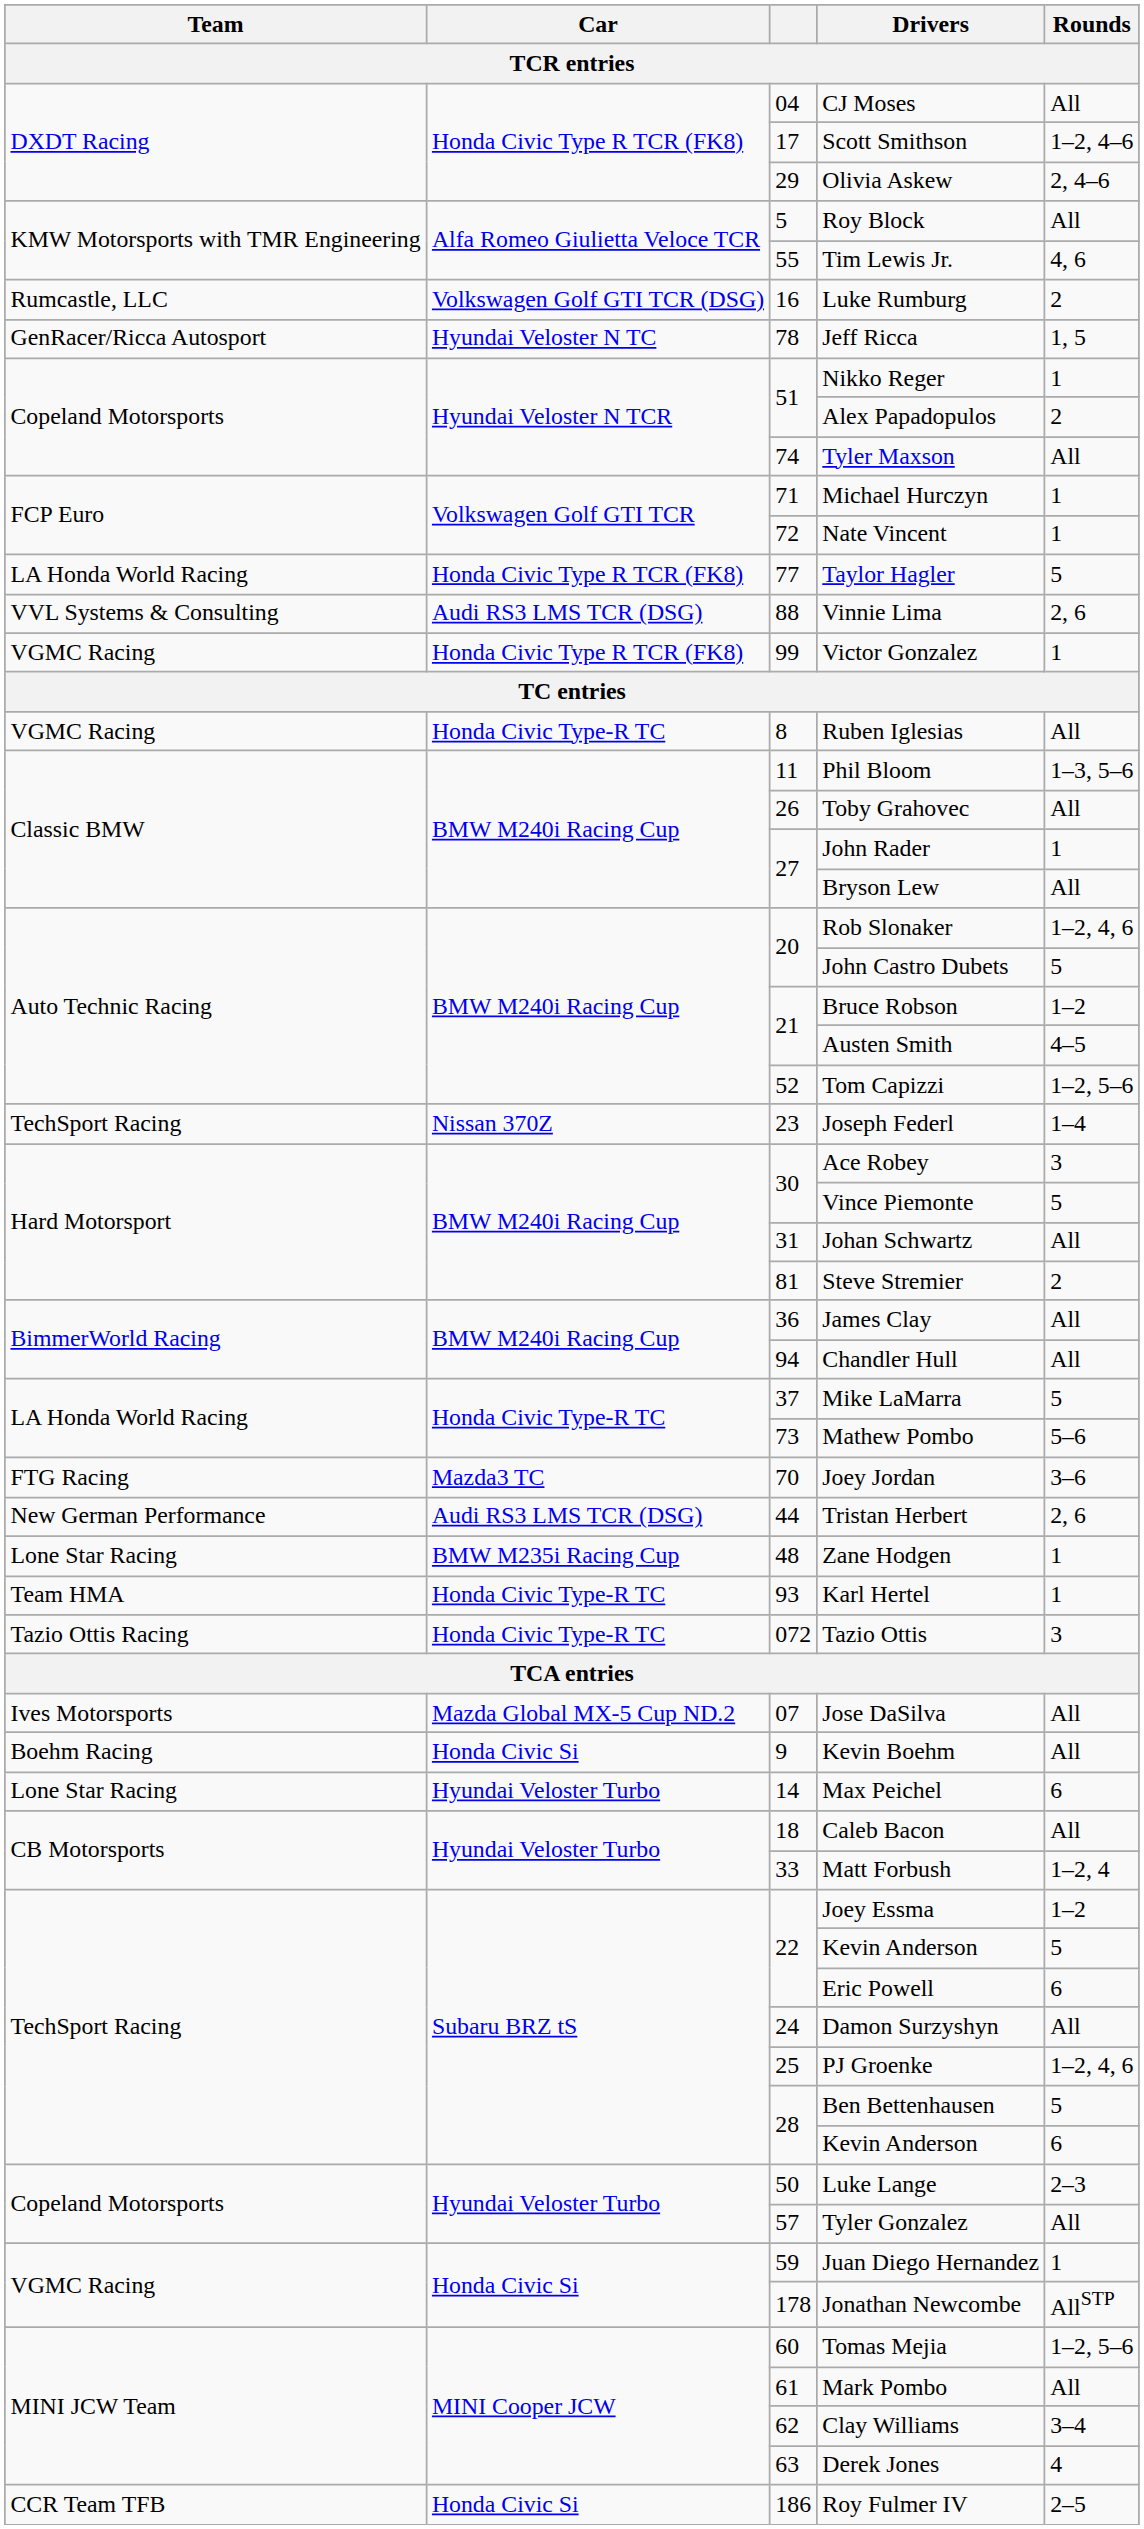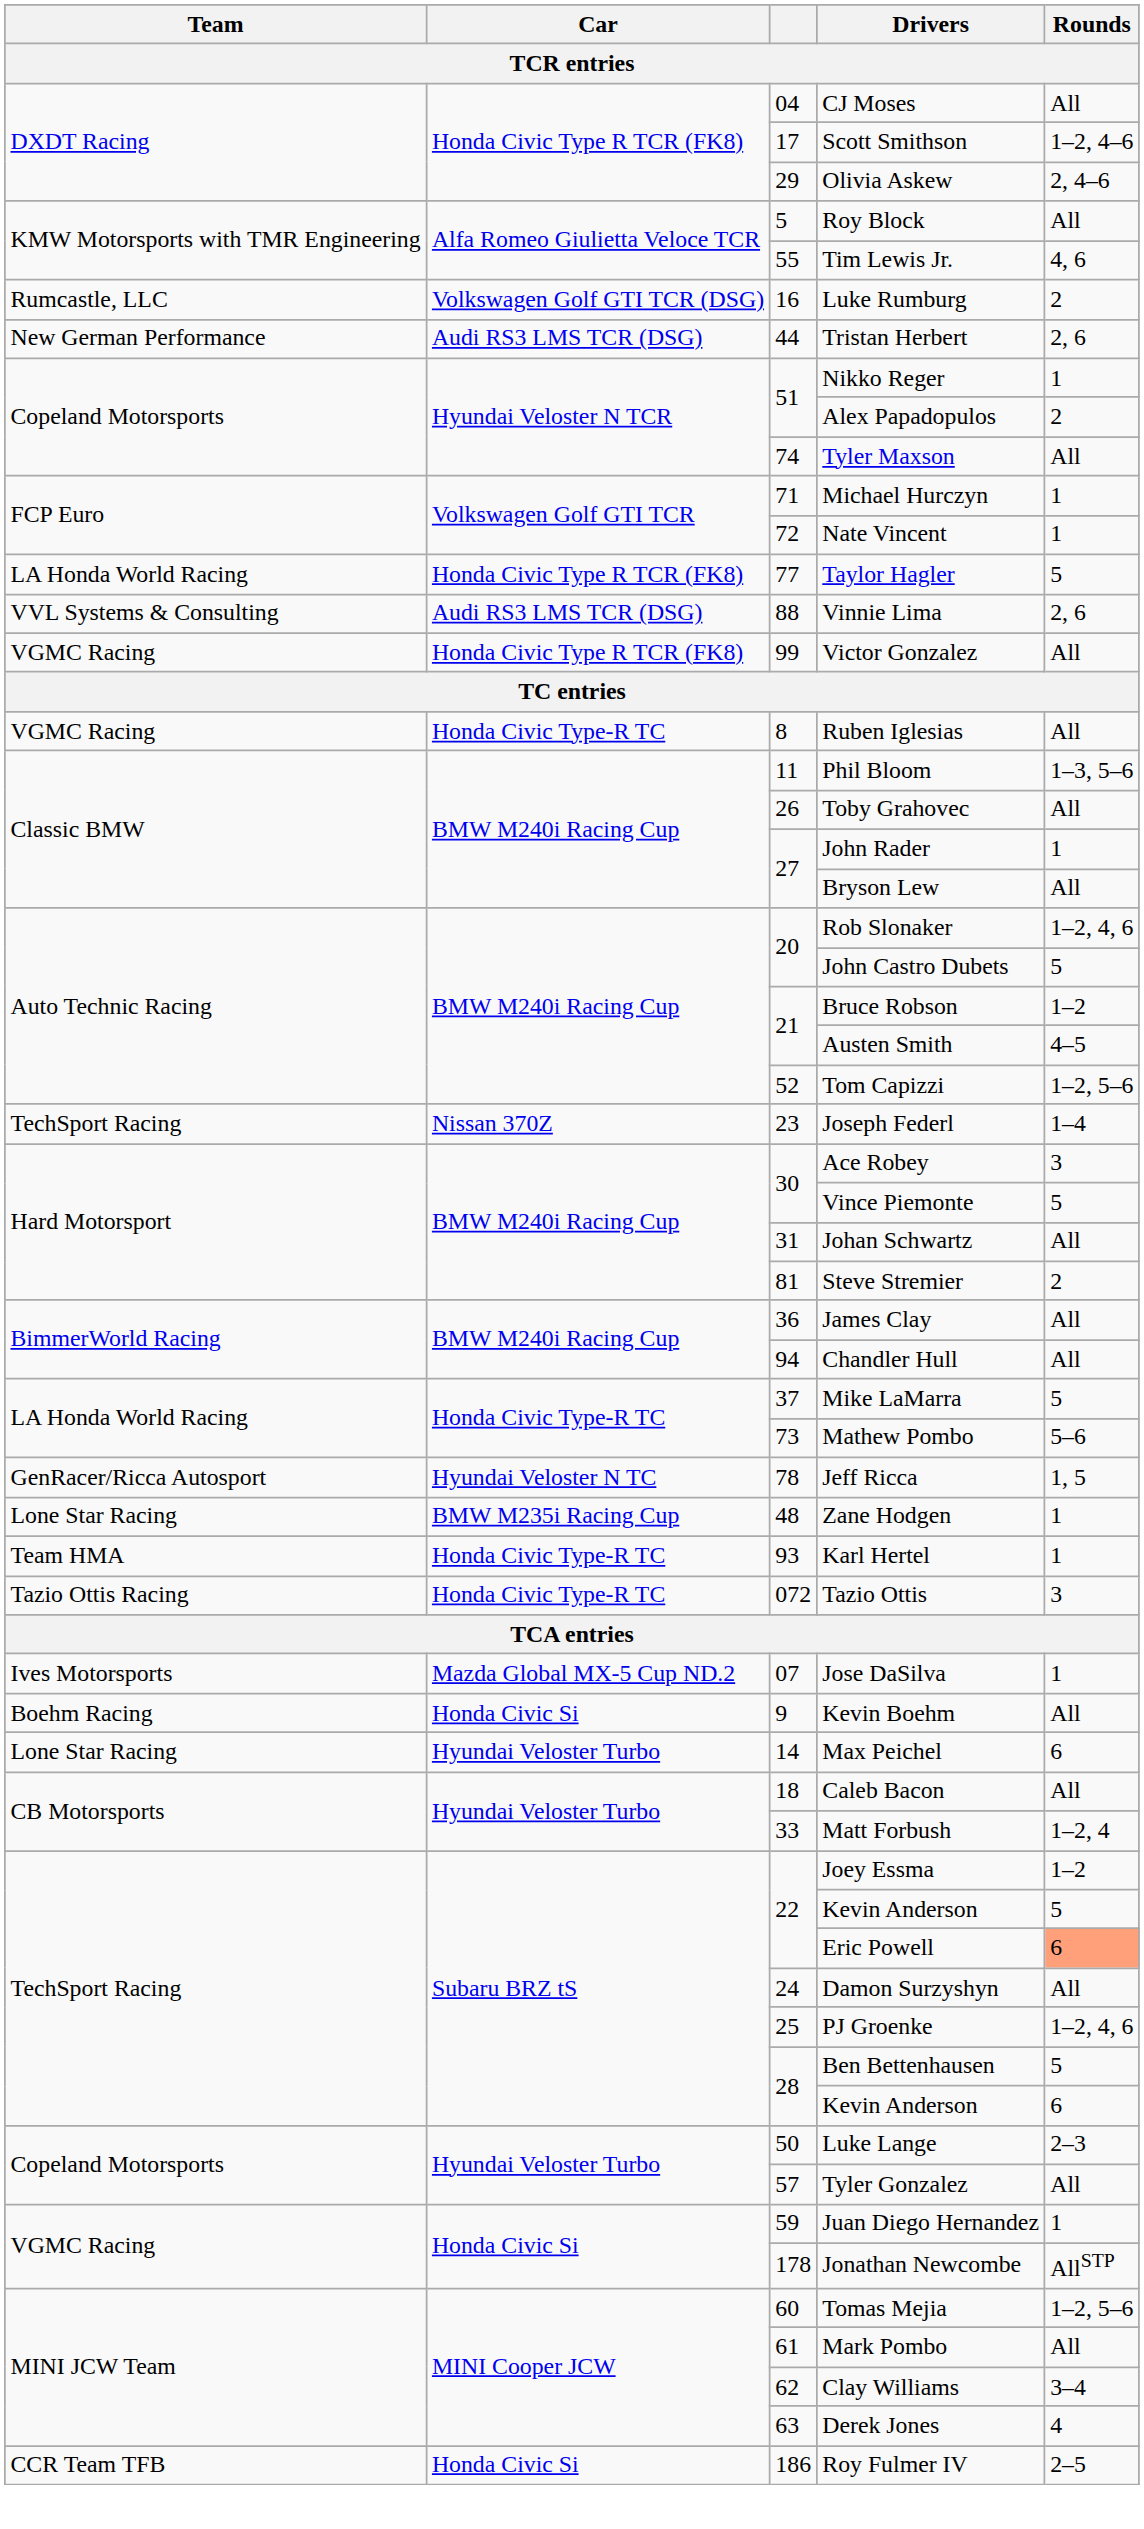rows swapped: (787, 1515) <-> (787, 337)
(1056, 651) 1 -> (1065, 651) All
- row: (787, 1476)
(1065, 1712) All -> (1056, 1672) 1
(1056, 1987) no background -> (1056, 1947) lightsalmon background
